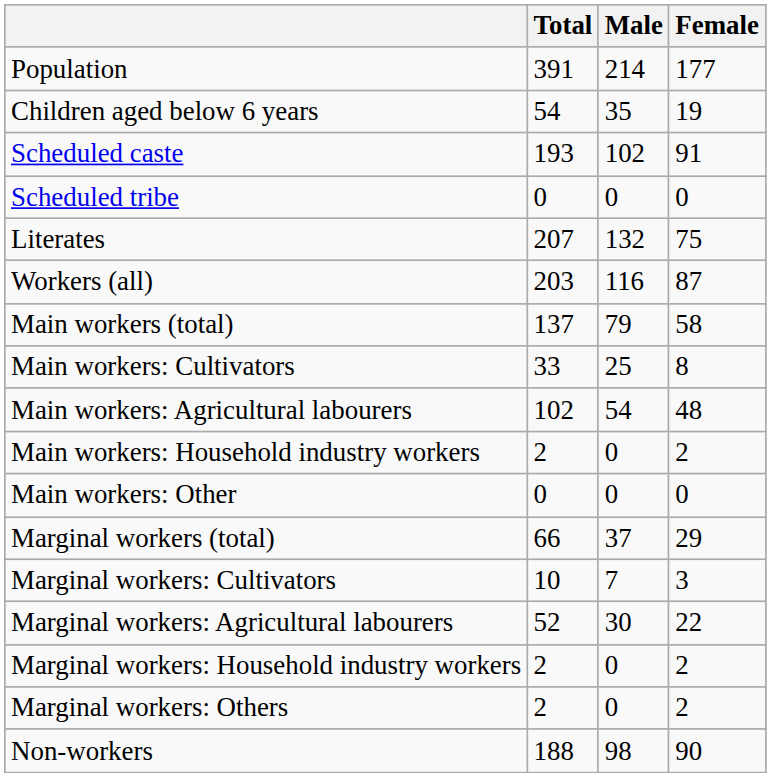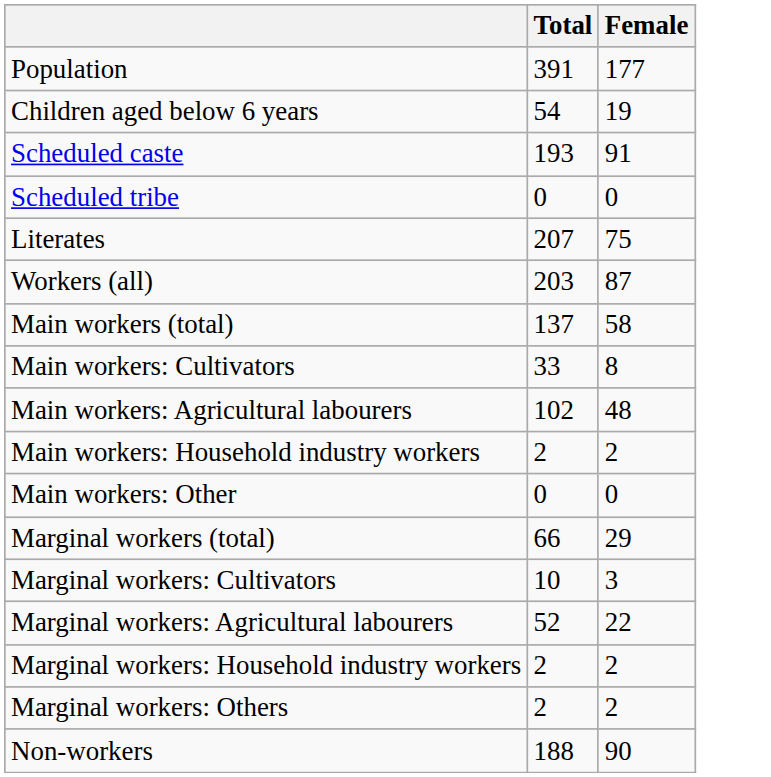- column: (634, 25)
